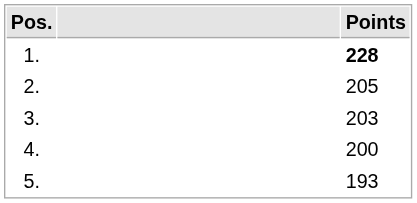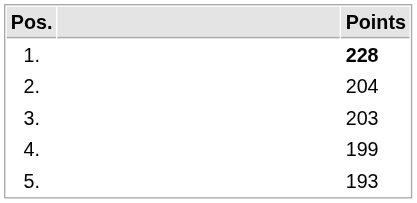(362, 86) 205 -> (362, 86) 204
(362, 149) 200 -> (362, 149) 199
